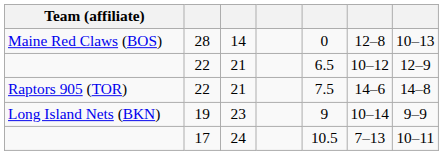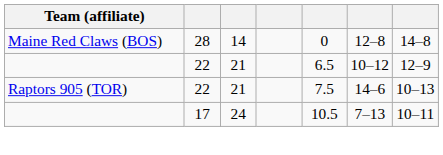(415, 41) 10–13 -> (415, 41) 14–8
(415, 89) 14–8 -> (415, 89) 10–13
- row: (84, 114)
